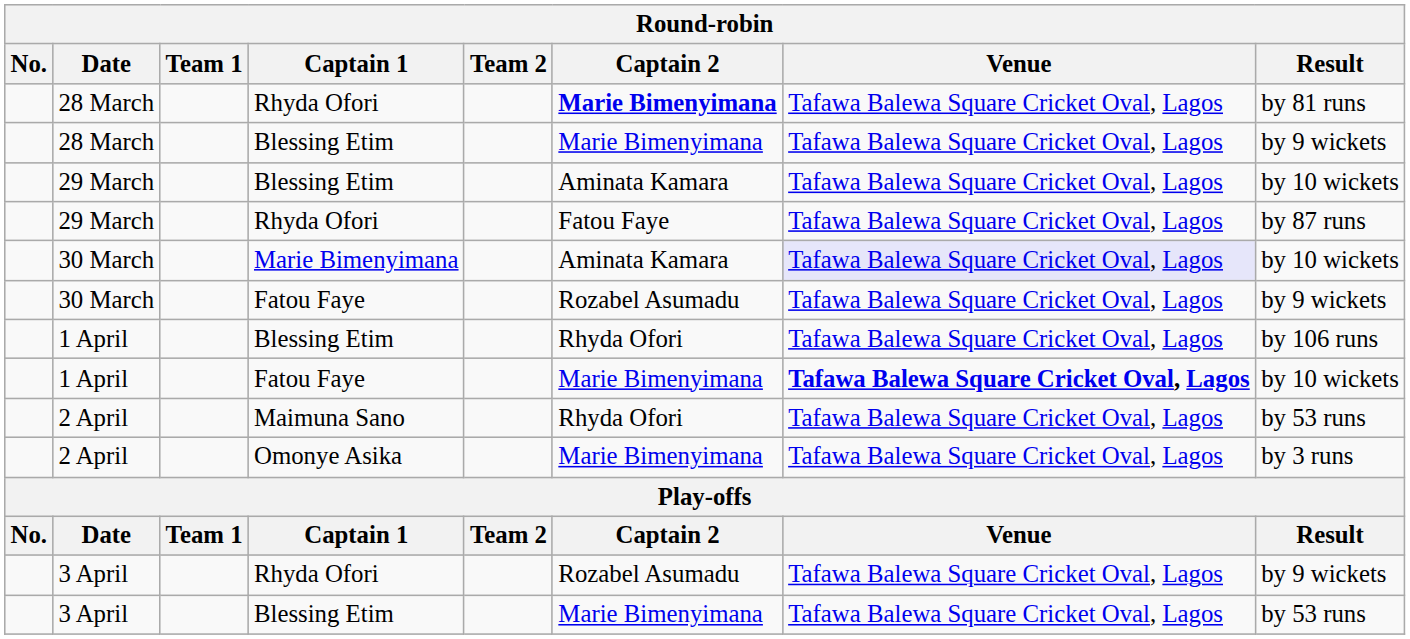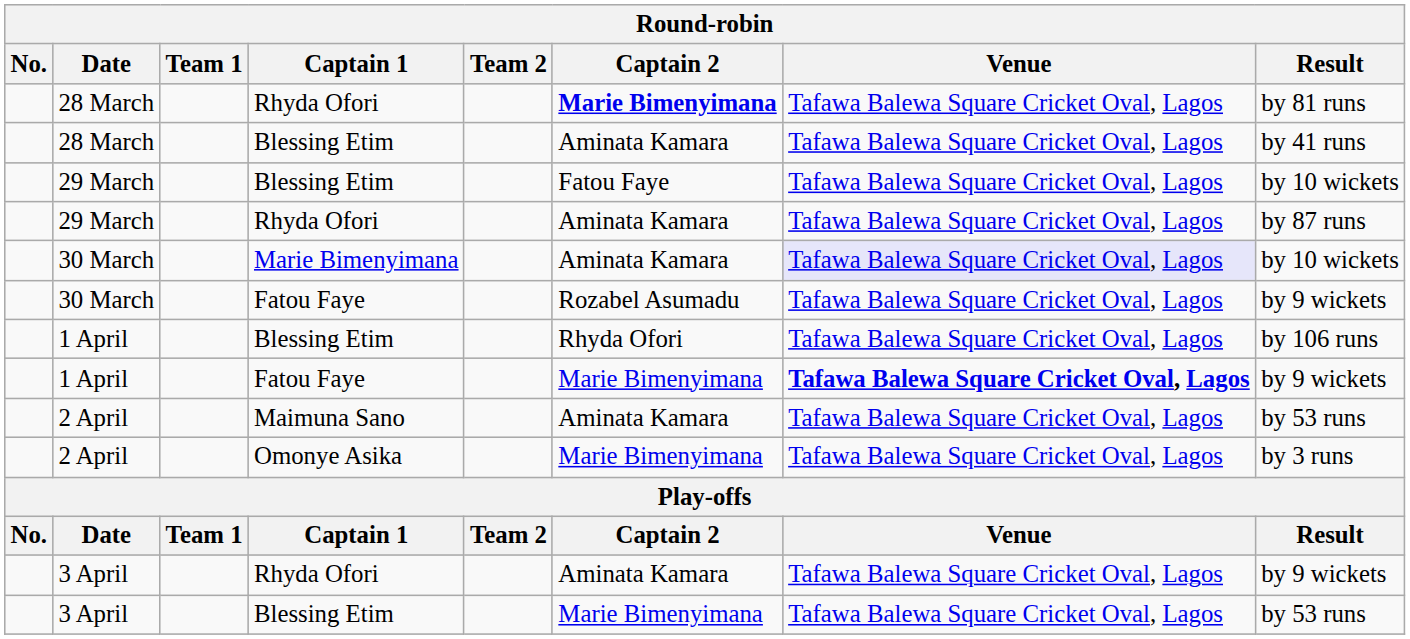(661, 142) Marie Bimenyimana -> (643, 142) Aminata Kamara
(1324, 142) by 9 wickets -> (1314, 142) by 41 runs
(643, 181) Aminata Kamara -> (614, 181) Fatou Faye
(614, 220) Fatou Faye -> (643, 220) Aminata Kamara
(1330, 378) by 10 wickets -> (1324, 378) by 9 wickets
(621, 417) Rhyda Ofori -> (643, 417) Aminata Kamara
(649, 574) Rozabel Asumadu -> (643, 574) Aminata Kamara
